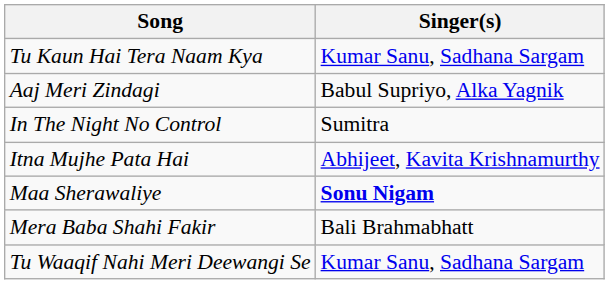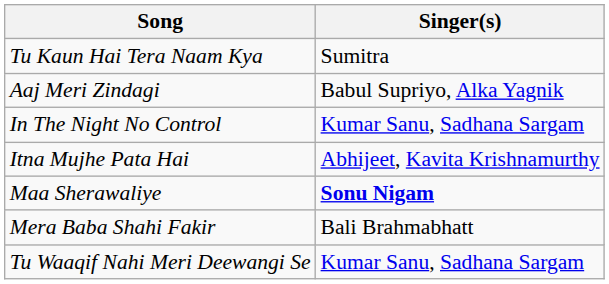(452, 55) Kumar Sanu, Sadhana Sargam -> (355, 55) Sumitra
(355, 124) Sumitra -> (452, 124) Kumar Sanu, Sadhana Sargam
